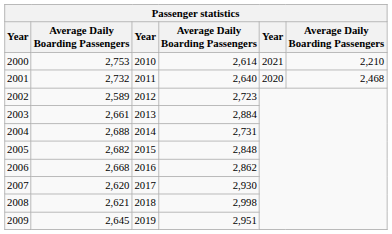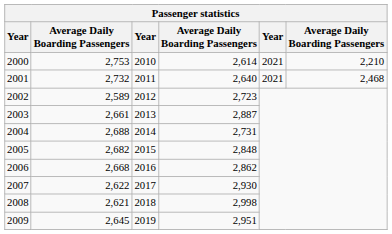(273, 78) 2020 -> (273, 78) 2021
(245, 114) 2,884 -> (245, 114) 2,887
(117, 185) 2,620 -> (117, 185) 2,622
